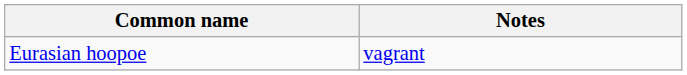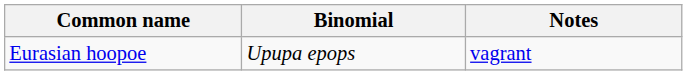+ column: (354, 20)
